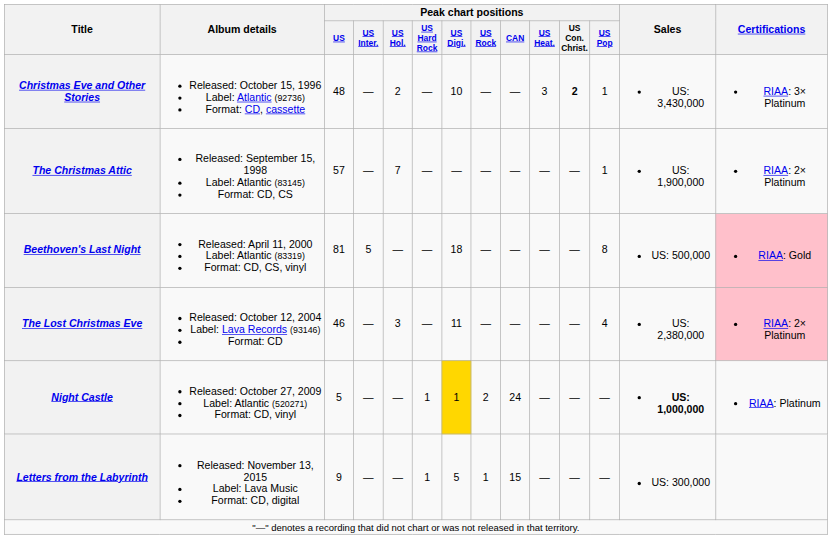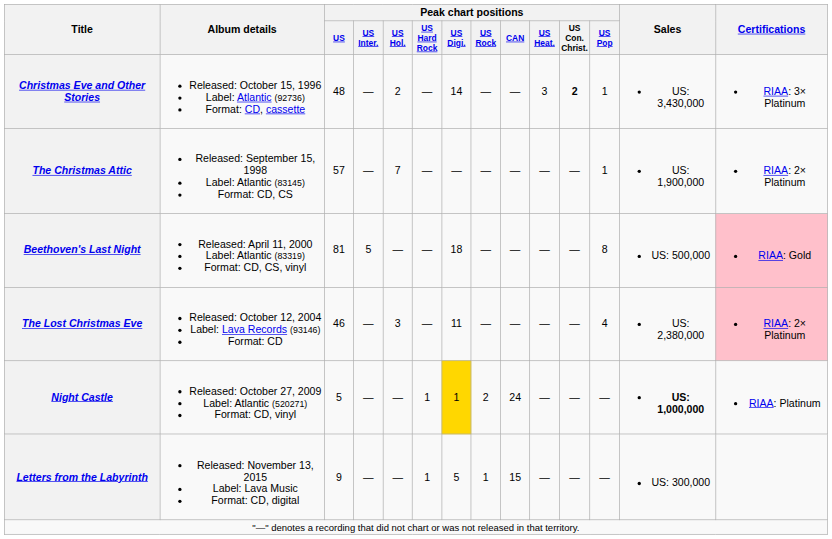(456, 91) 10 -> (456, 91) 14
